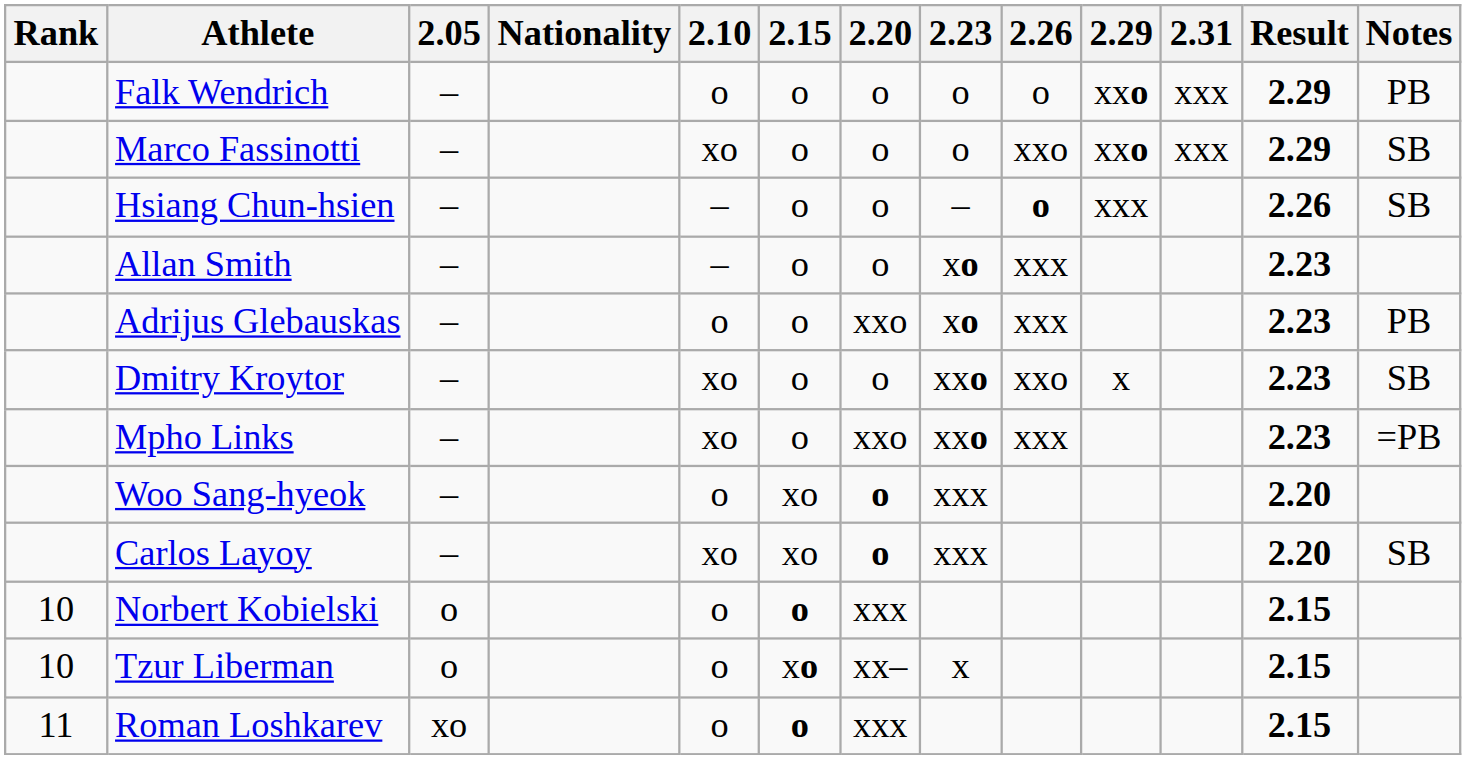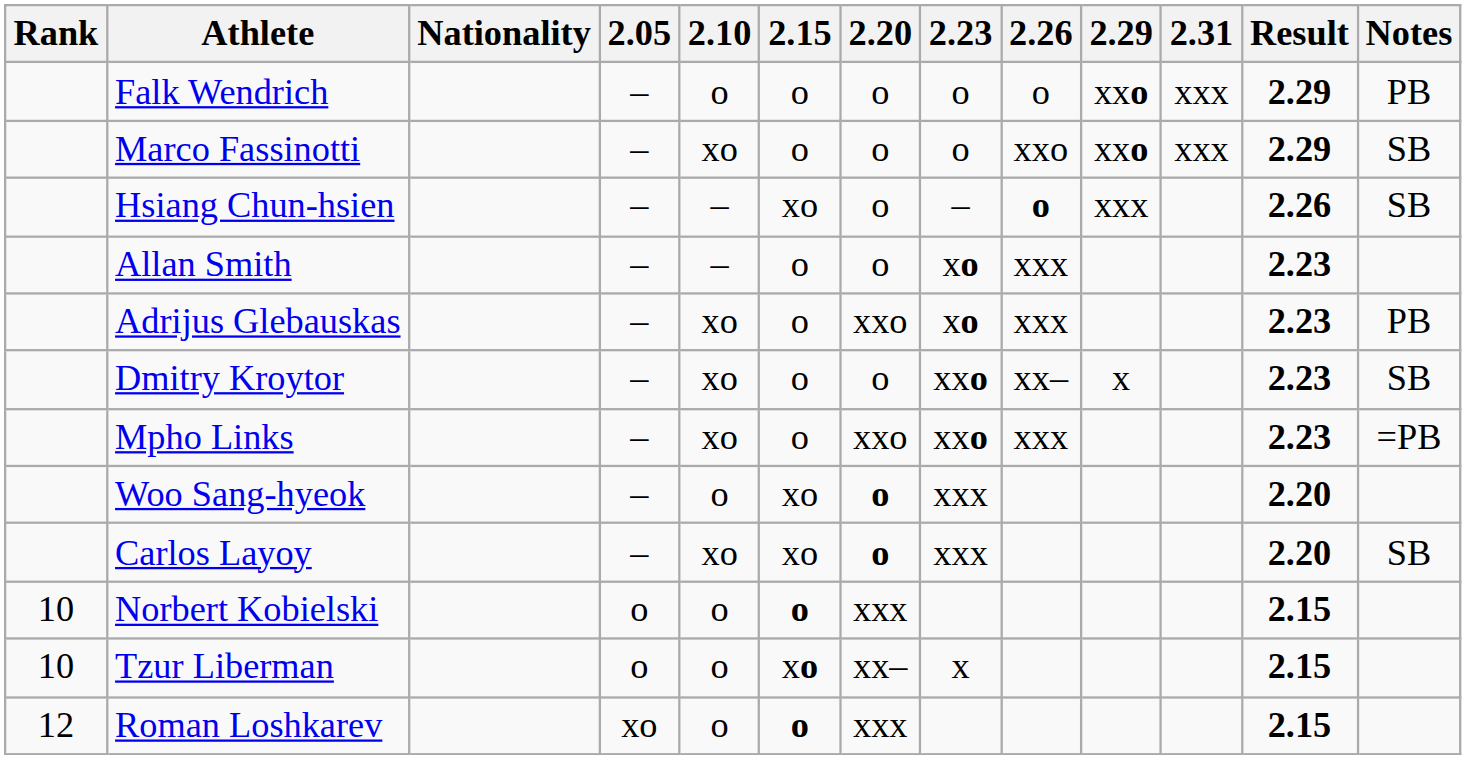columns swapped: (584, 33) <-> (449, 33)
(800, 206) o -> (800, 206) xo
(720, 321) o -> (720, 321) xo
(1041, 378) xxo -> (1041, 378) xx–
(56, 724) 11 -> (56, 724) 12
